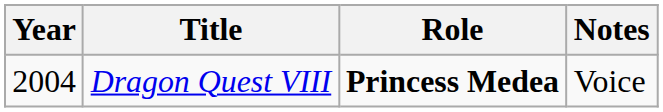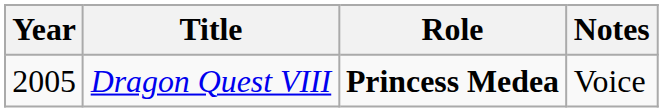(44, 80) 2004 -> (44, 80) 2005
